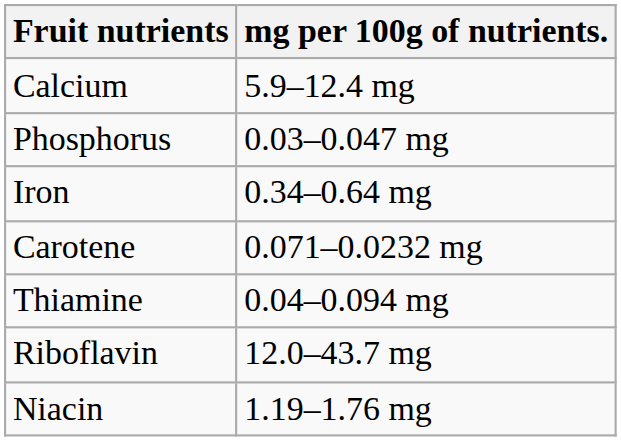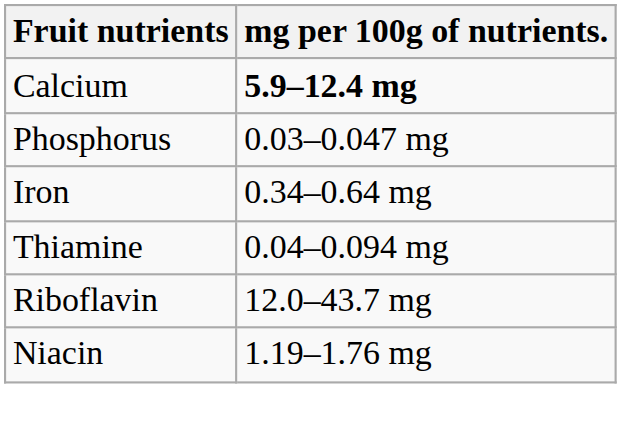(330, 85) normal -> (330, 85) bold
- row: (74, 246)
